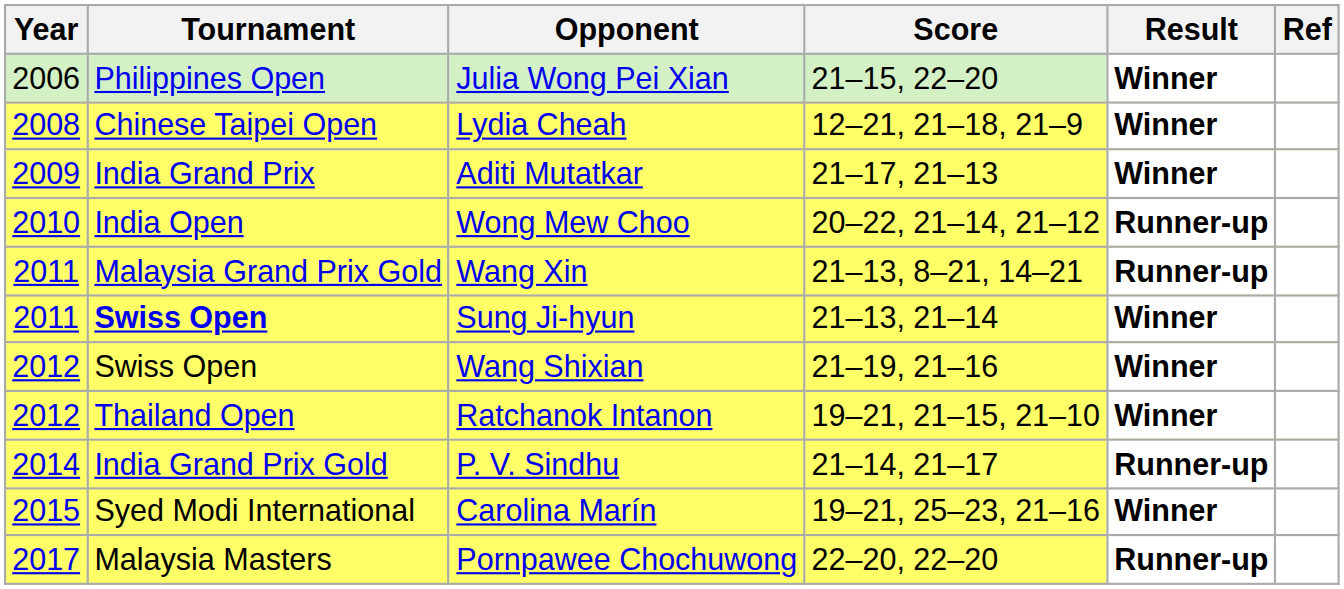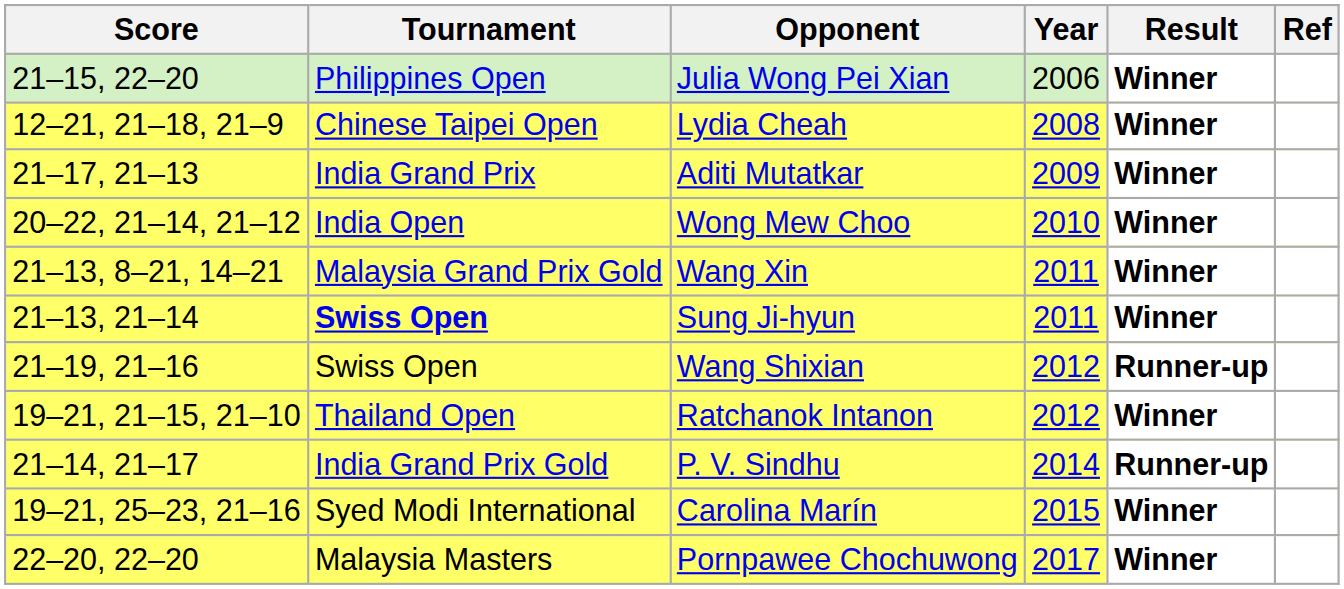columns swapped: (46, 30) <-> (956, 30)
(1191, 222) Runner-up -> (1166, 222) Winner
(1191, 271) Runner-up -> (1166, 271) Winner
(1166, 367) Winner -> (1191, 367) Runner-up
(1191, 560) Runner-up -> (1166, 560) Winner
